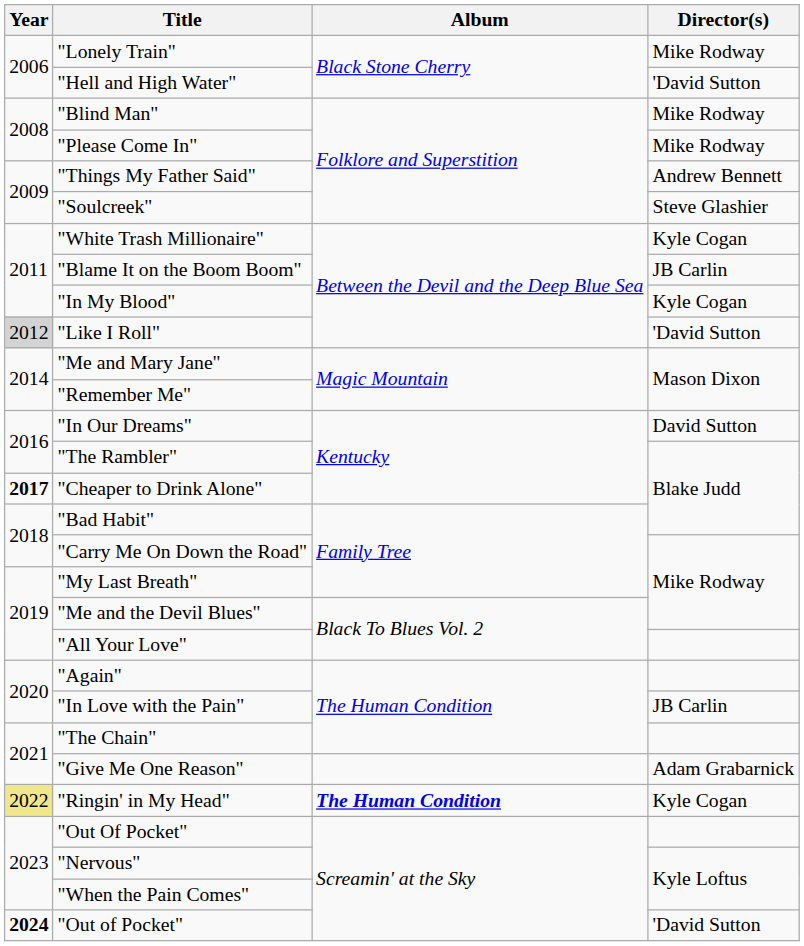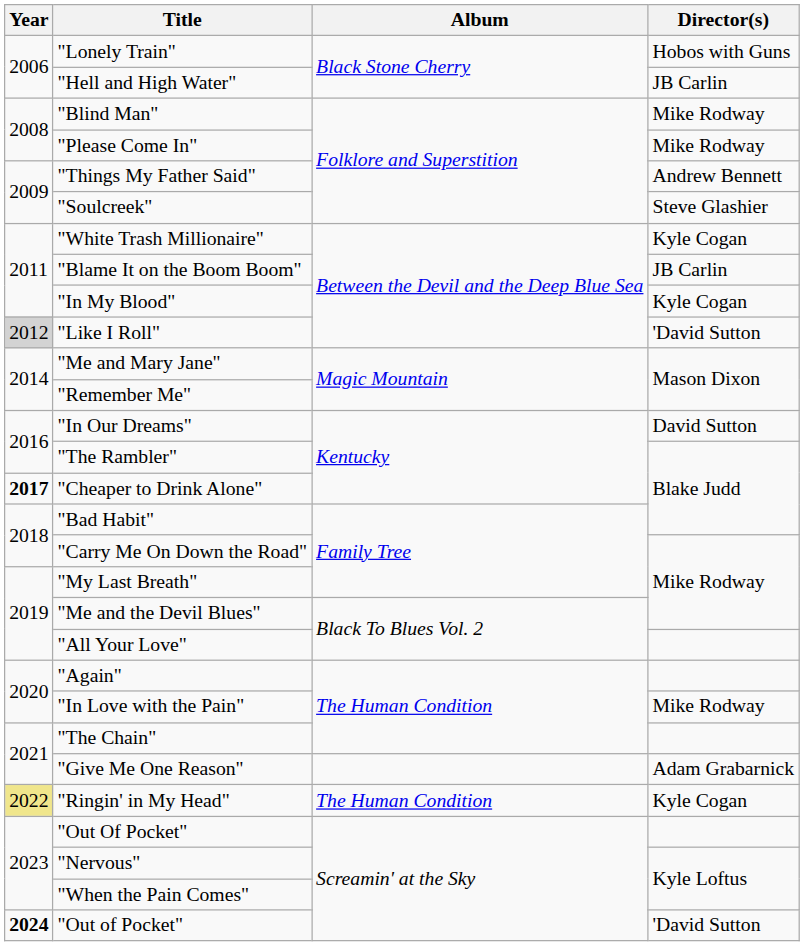(709, 51) Mike Rodway -> (721, 51) Hobos with Guns
(707, 82) 'David Sutton -> (690, 82) JB Carlin
(690, 706) JB Carlin -> (709, 706) Mike Rodway
(409, 800) bold -> (404, 800) normal
